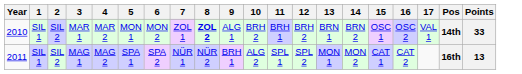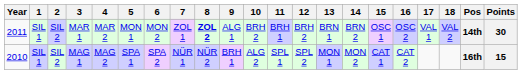+ column: (450, 12)
(17, 32) 2010 -> (17, 32) 2011
(479, 32) 33 -> (501, 32) 30
(17, 57) 2011 -> (17, 57) 2010
(479, 57) 13 -> (501, 57) 15
